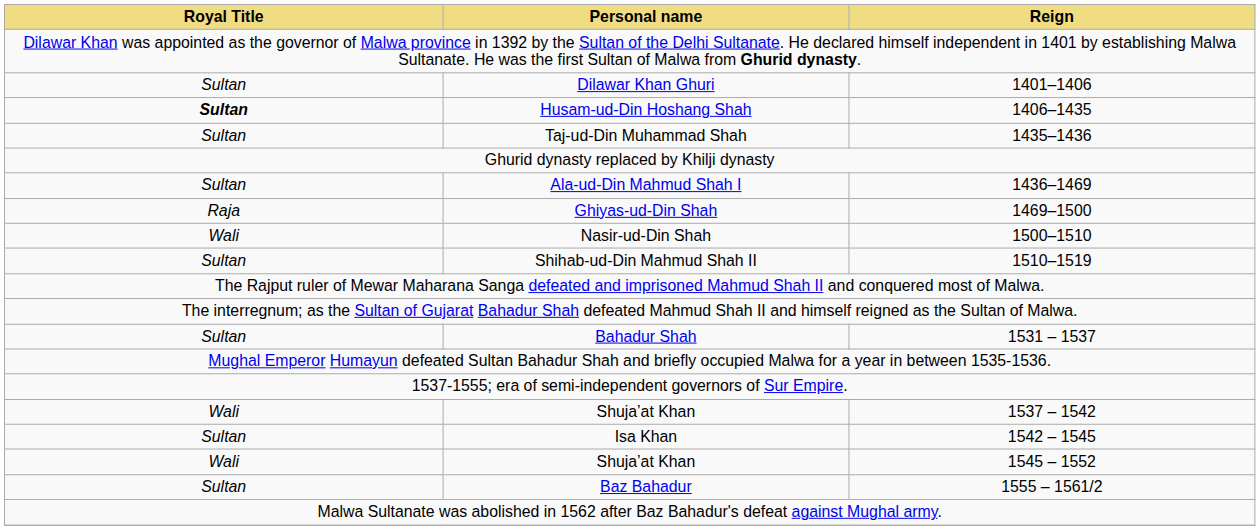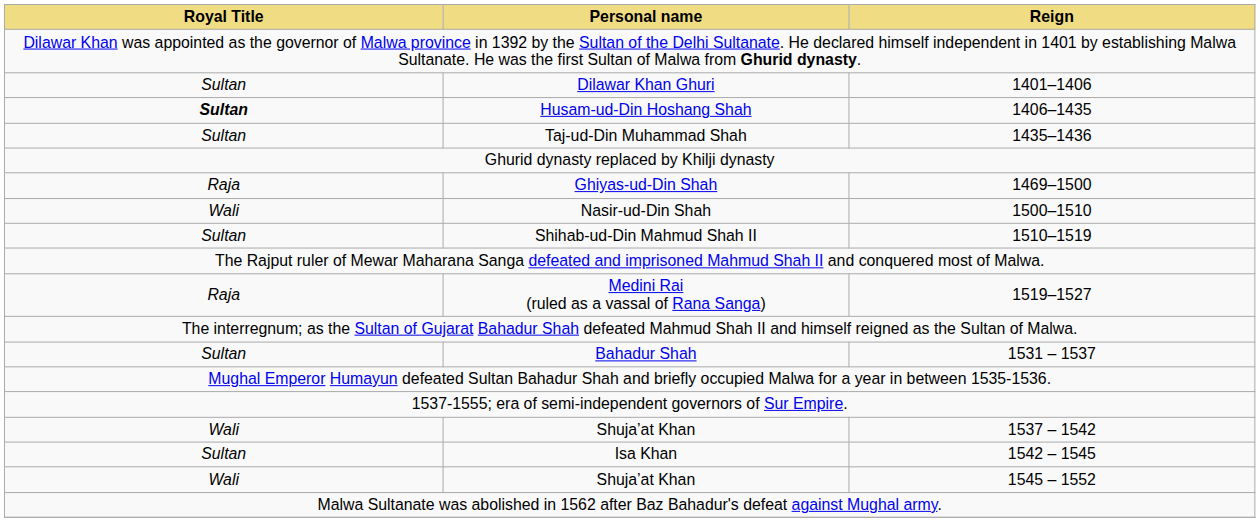- row: (646, 185)
+ row: (646, 295)
- row: (646, 487)
